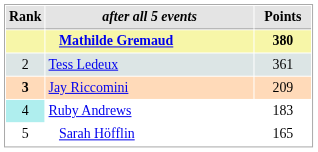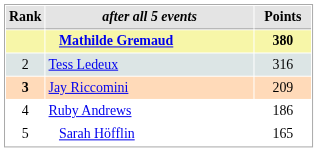(283, 64) 361 -> (283, 64) 316
(25, 111) paleturquoise background -> (25, 111) no background
(283, 111) 183 -> (283, 111) 186
